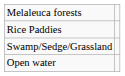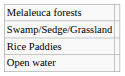rows swapped: (34, 29) <-> (60, 46)
